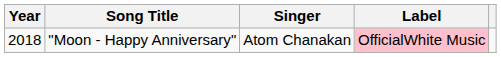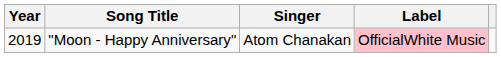(25, 40) 2018 -> (25, 40) 2019
